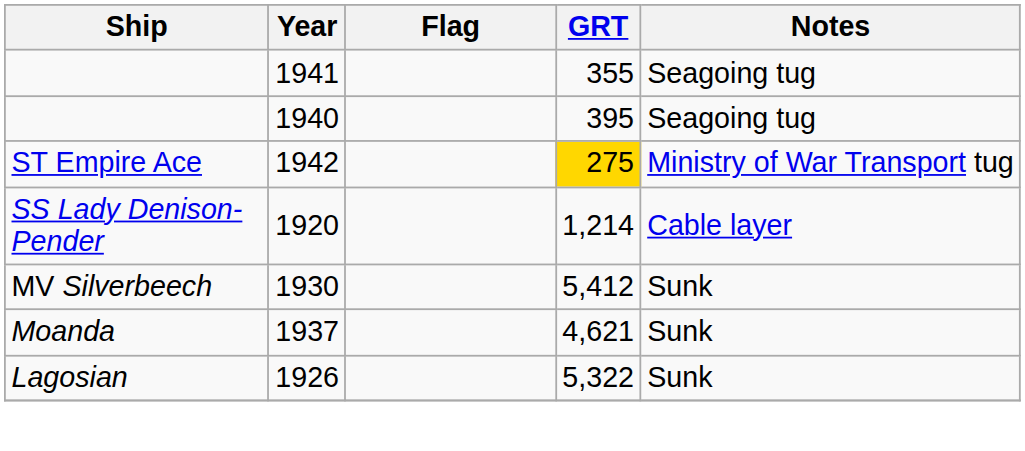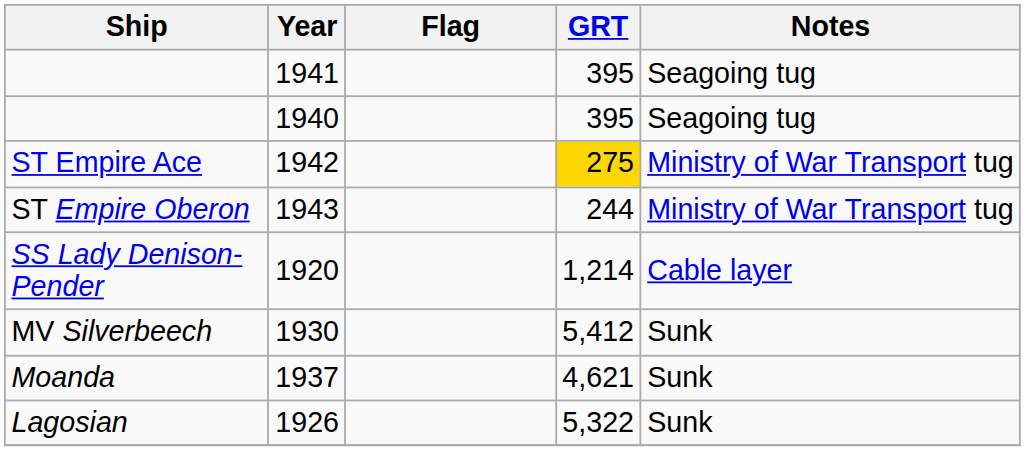(610, 72) 355 -> (610, 72) 395
+ row: (307, 208)
